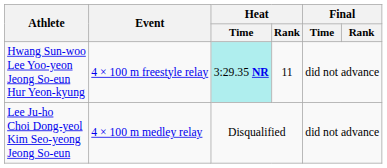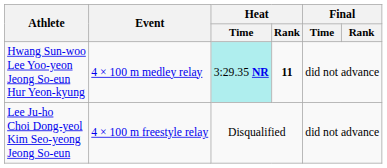(150, 72) 4 × 100 m freestyle relay -> (147, 72) 4 × 100 m medley relay
(287, 72) normal -> (287, 72) bold
(147, 133) 4 × 100 m medley relay -> (150, 133) 4 × 100 m freestyle relay
